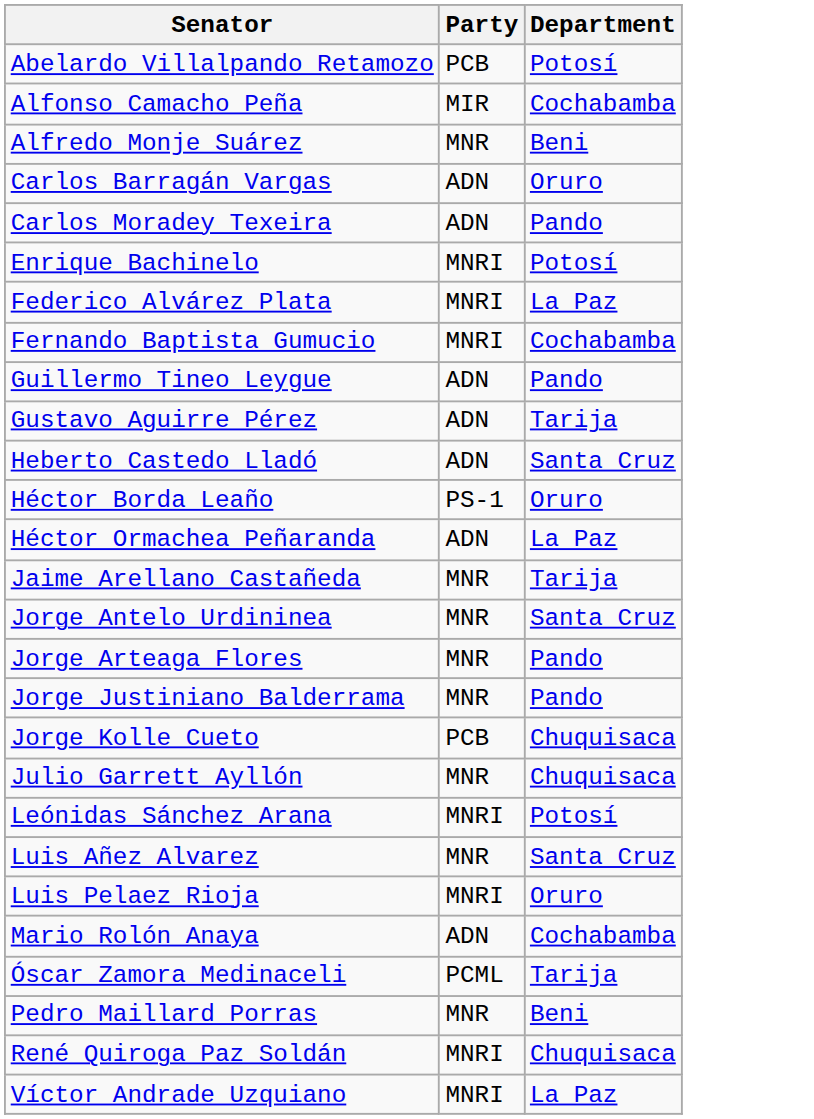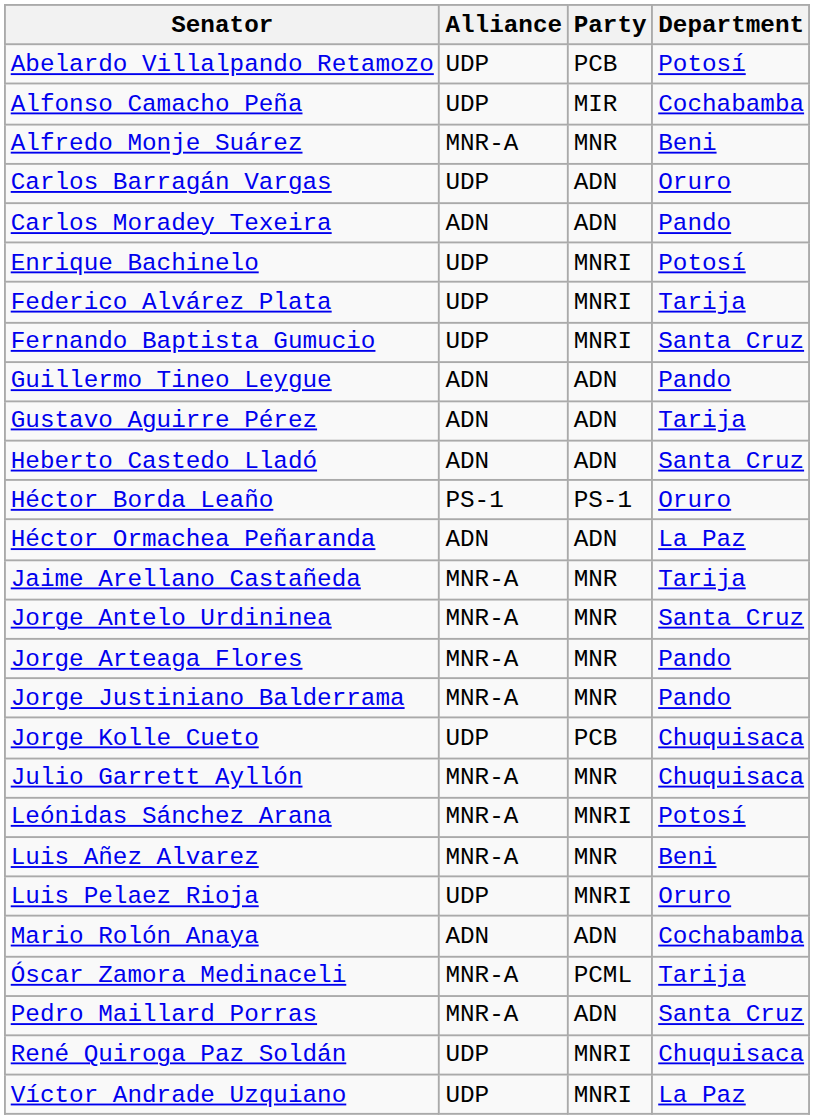+ column: (504, 25)
(574, 302) La Paz -> (702, 302) Tarija
(603, 342) Cochabamba -> (731, 342) Santa Cruz
(603, 857) Santa Cruz -> (687, 857) Beni
(467, 1015) MNR -> (596, 1015) ADN
(559, 1015) Beni -> (731, 1015) Santa Cruz
